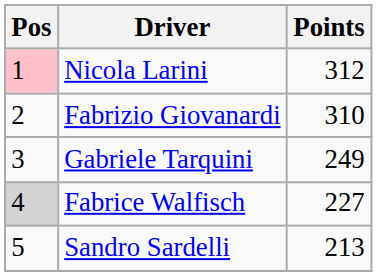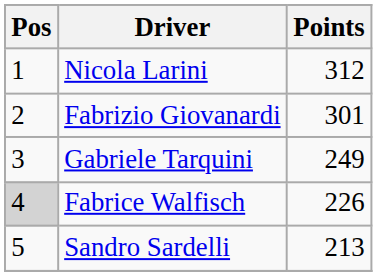(18, 70) pink background -> (18, 70) no background
(345, 114) 310 -> (345, 114) 301
(345, 203) 227 -> (345, 203) 226
